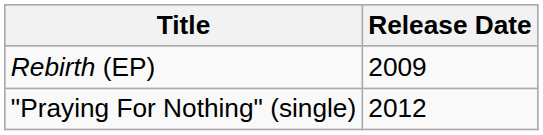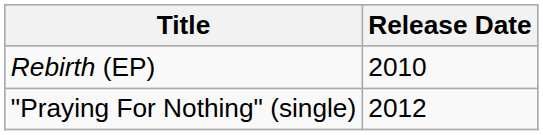(397, 66) 2009 -> (397, 66) 2010
